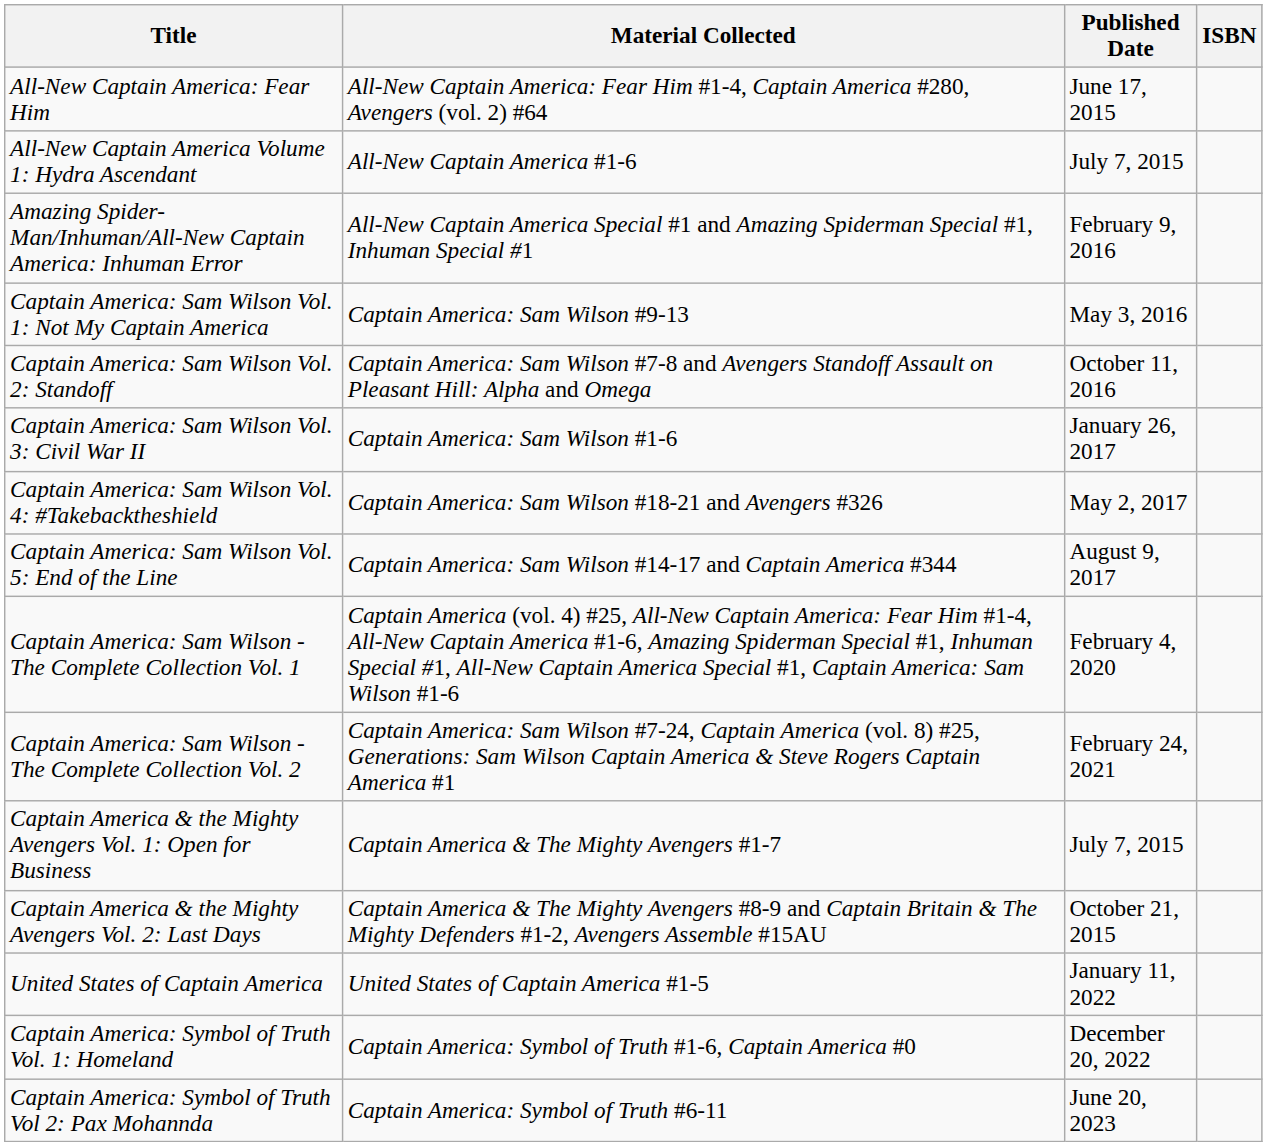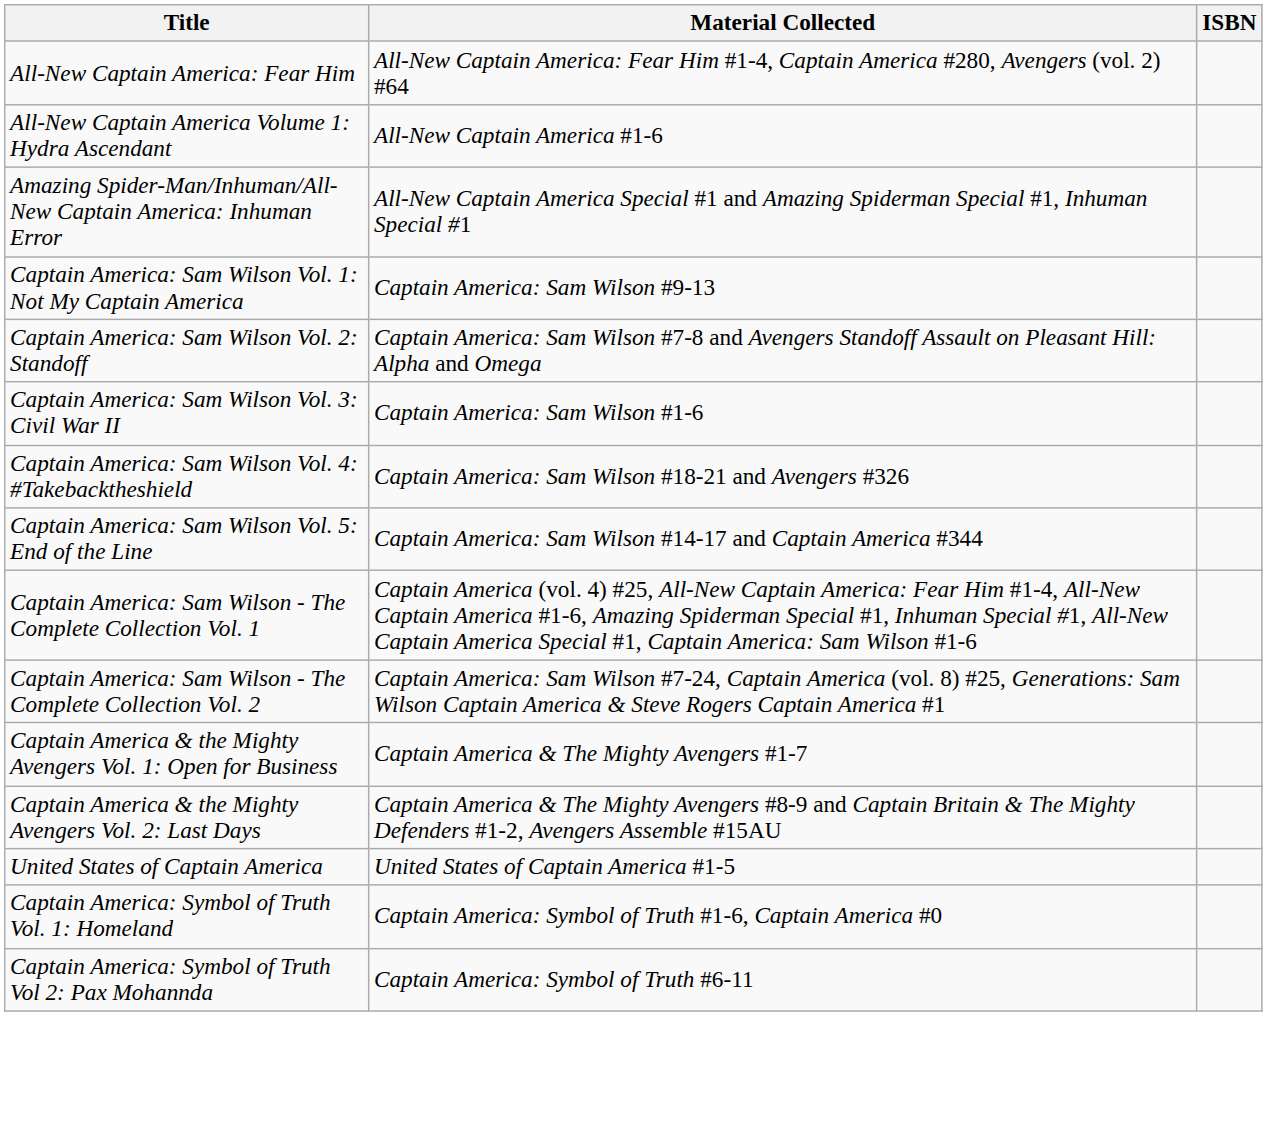- column: (1131, 35)
